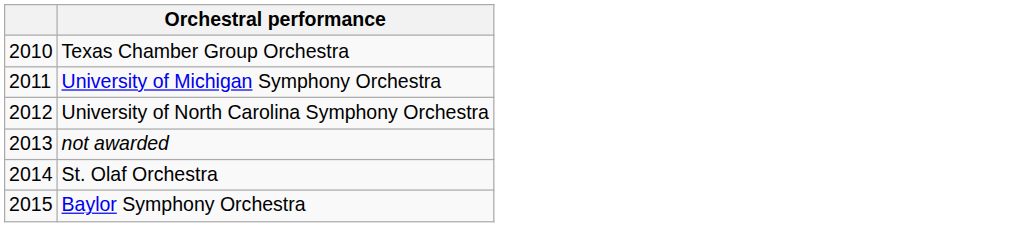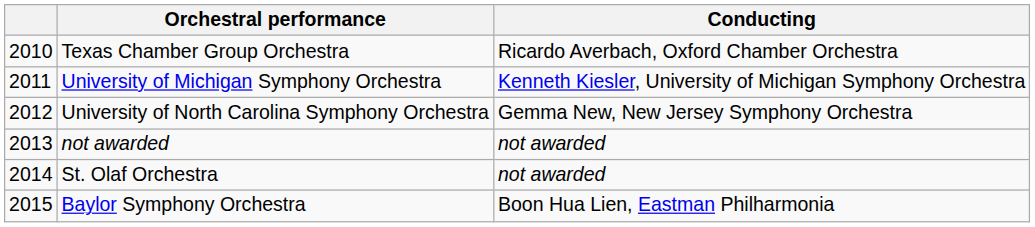+ column: (762, 19)
